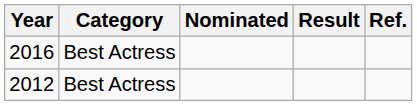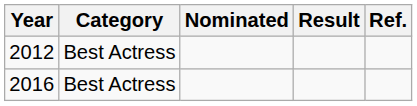rows swapped: (32, 84) <-> (32, 52)
